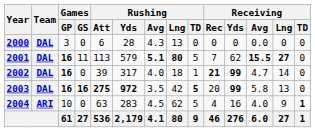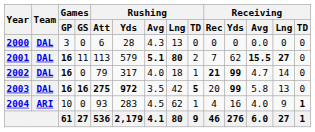(196, 58) 5 -> (196, 58) 2
(102, 73) 39 -> (102, 73) 79
(102, 104) 63 -> (102, 104) 93
(196, 104) 5 -> (196, 104) 1
